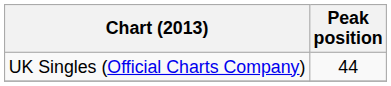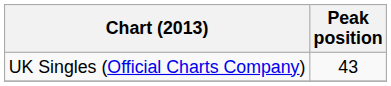(348, 66) 44 -> (348, 66) 43
